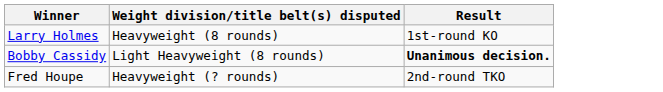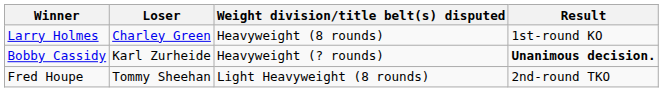+ column: (162, 15)
(218, 56) Light Heavyweight (8 rounds) -> (300, 56) Heavyweight (? rounds)
(196, 76) Heavyweight (? rounds) -> (323, 76) Light Heavyweight (8 rounds)
